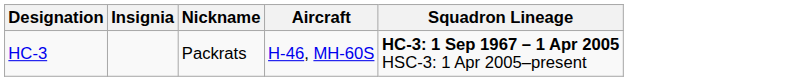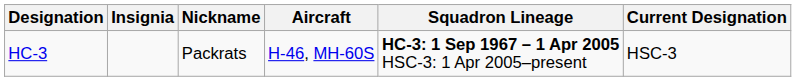+ column: (707, 17)
